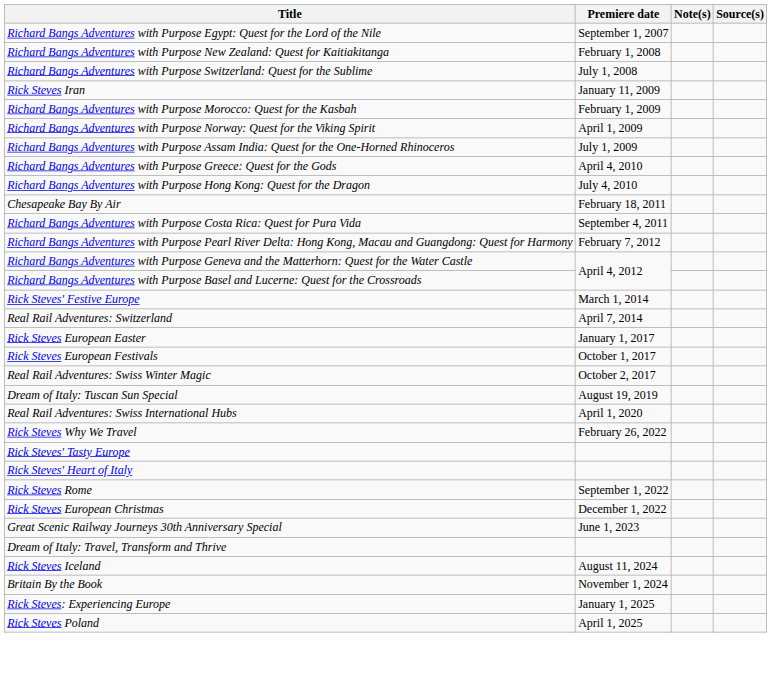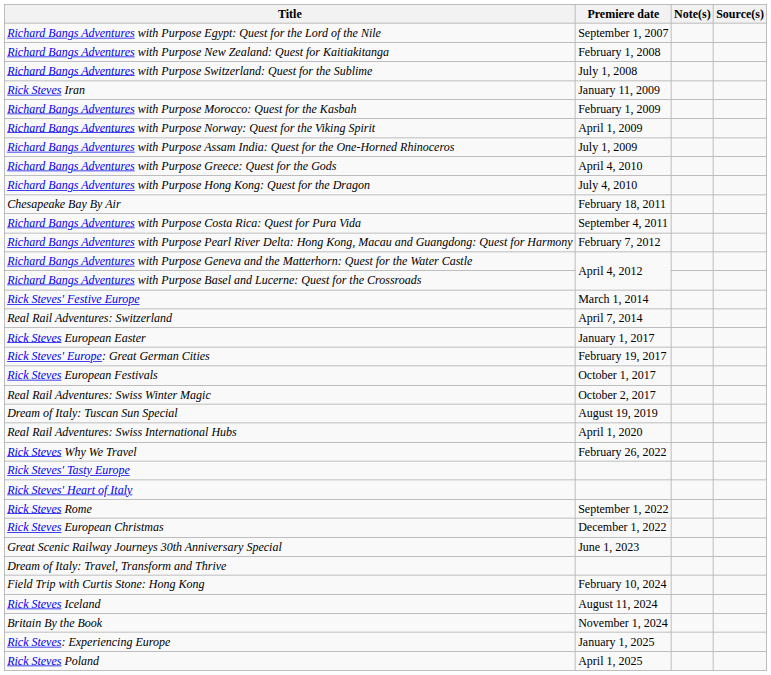+ row: (108, 356)
+ row: (106, 584)
